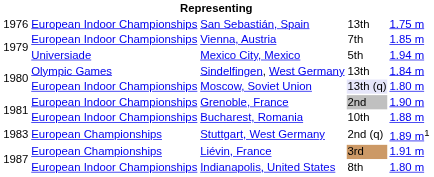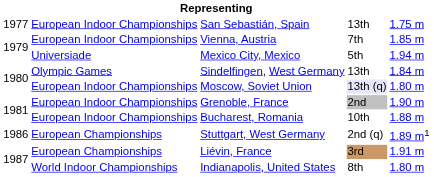(16, 24) 1976 -> (16, 24) 1977
(16, 135) 1983 -> (16, 135) 1986
(114, 167) European Indoor Championships -> (104, 167) World Indoor Championships
